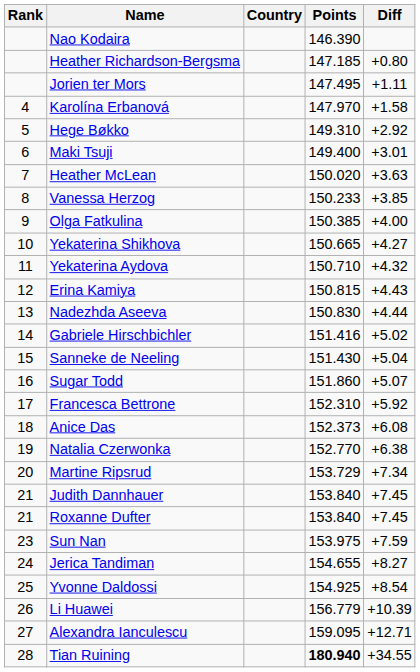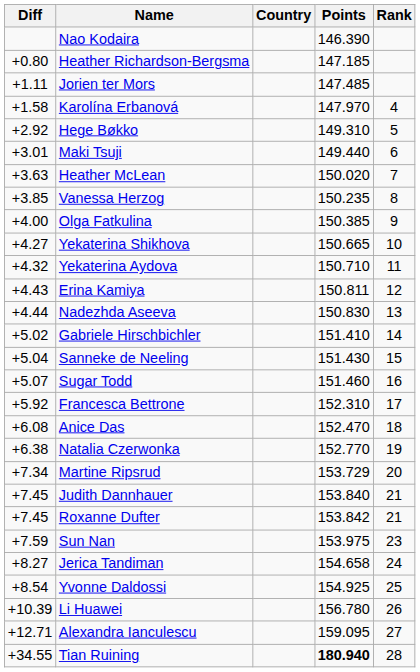columns swapped: (25, 15) <-> (389, 15)
(335, 84) 147.495 -> (344, 84) 147.485
(335, 152) 149.400 -> (344, 152) 149.440
(335, 198) 150.233 -> (344, 198) 150.235
(335, 289) 150.815 -> (344, 289) 150.811
(335, 335) 151.416 -> (344, 335) 151.410
(335, 381) 151.860 -> (344, 381) 151.460
(335, 426) 152.373 -> (344, 426) 152.470
(335, 518) 153.840 -> (344, 518) 153.842
(335, 564) 154.655 -> (344, 564) 154.658
(335, 609) 156.779 -> (344, 609) 156.780
